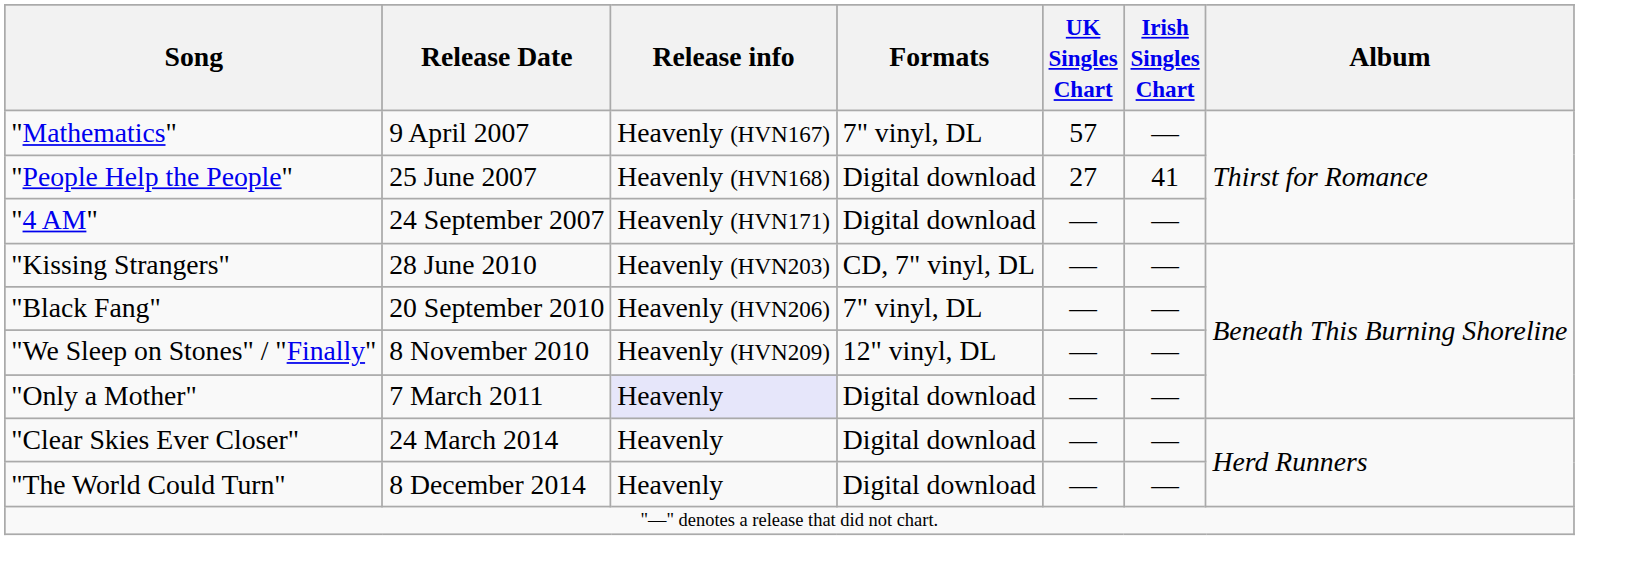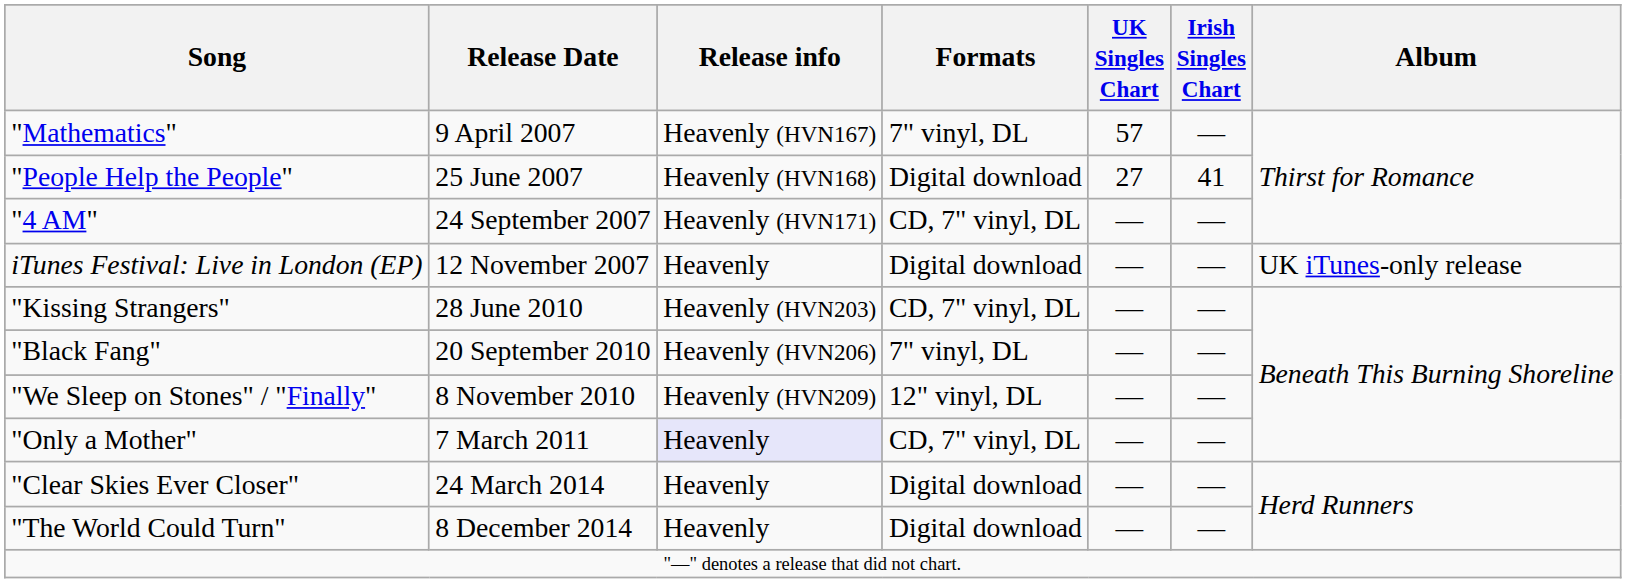(939, 220) Digital download -> (985, 220) CD, 7" vinyl, DL
+ row: (217, 264)
(939, 396) Digital download -> (985, 439) CD, 7" vinyl, DL
